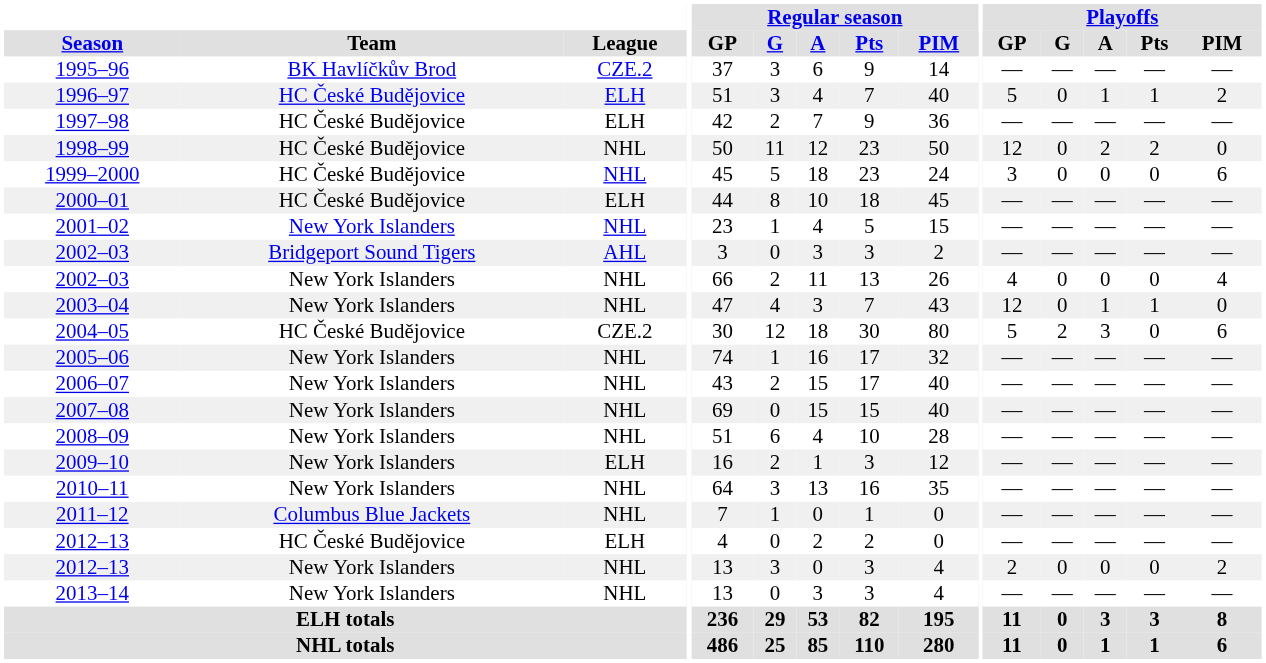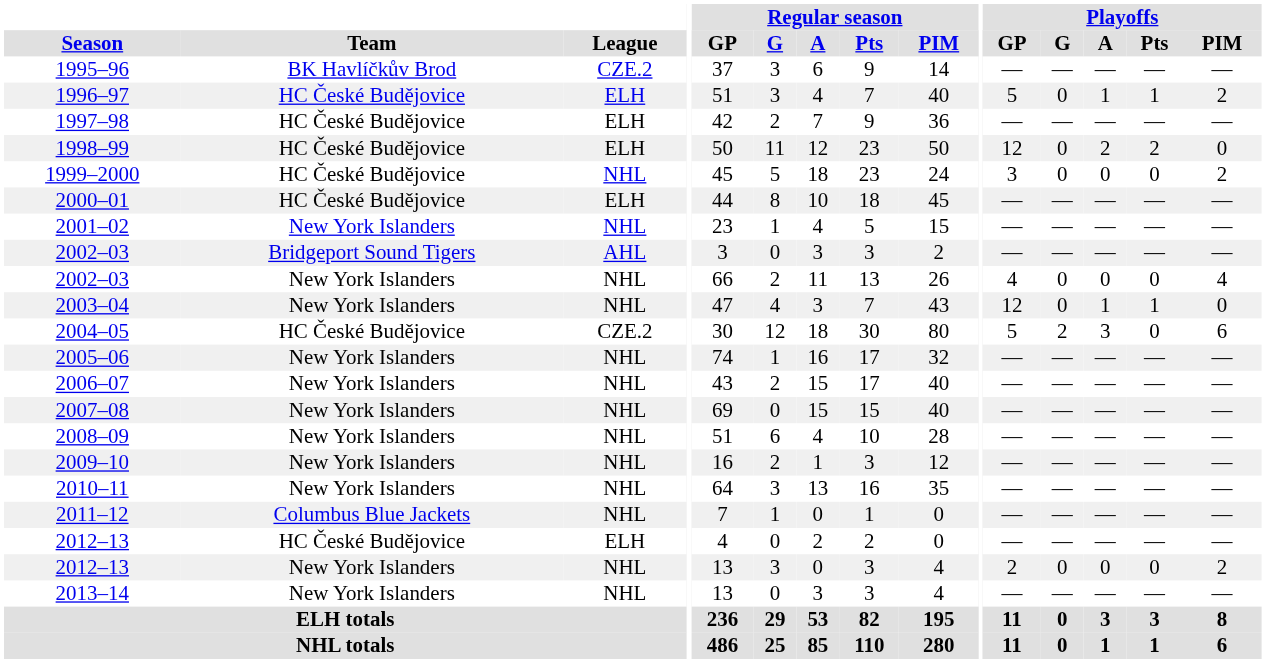(625, 147) NHL -> (625, 147) ELH
(1222, 174) 6 -> (1222, 174) 2
(625, 462) ELH -> (625, 462) NHL
